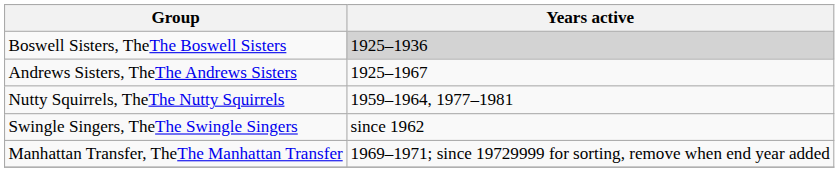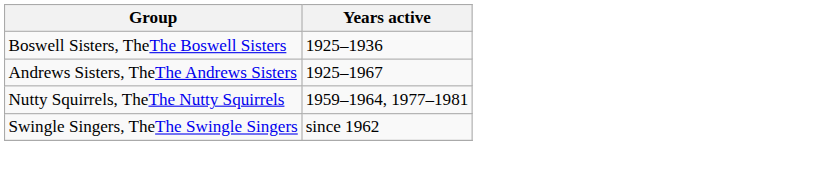(389, 45) lightgrey background -> (344, 45) no background
- row: (176, 153)
